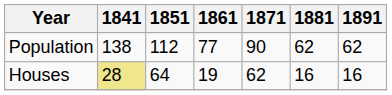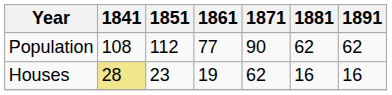(117, 47) 138 -> (117, 47) 108
(160, 75) 64 -> (160, 75) 23
